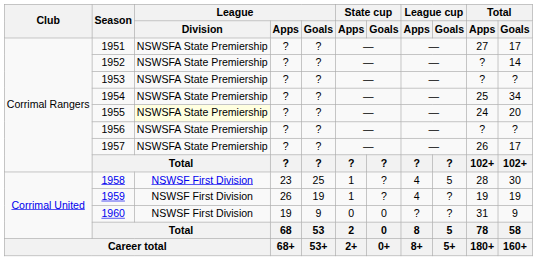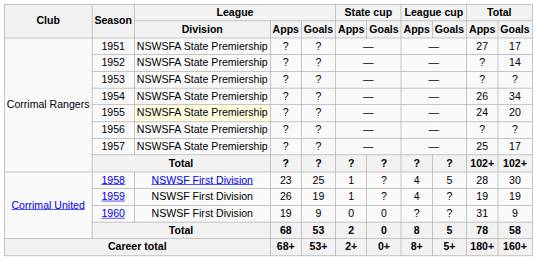(482, 96) 25 -> (482, 96) 26
(482, 146) 26 -> (482, 146) 25
